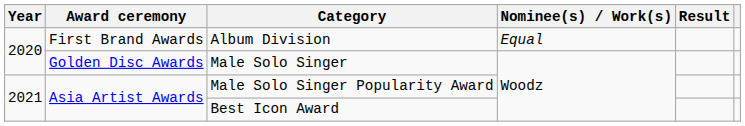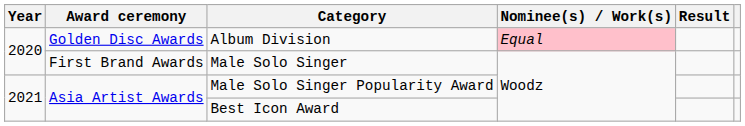(126, 40) First Brand Awards -> (126, 40) Golden Disc Awards
(522, 40) no background -> (522, 40) pink background
(126, 63) Golden Disc Awards -> (126, 63) First Brand Awards
